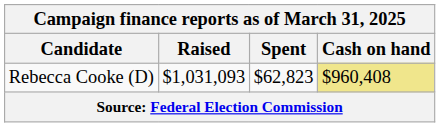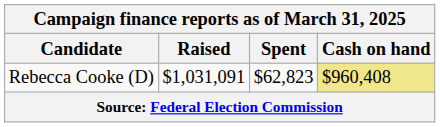(204, 77) $1,031,093 -> (204, 77) $1,031,091
